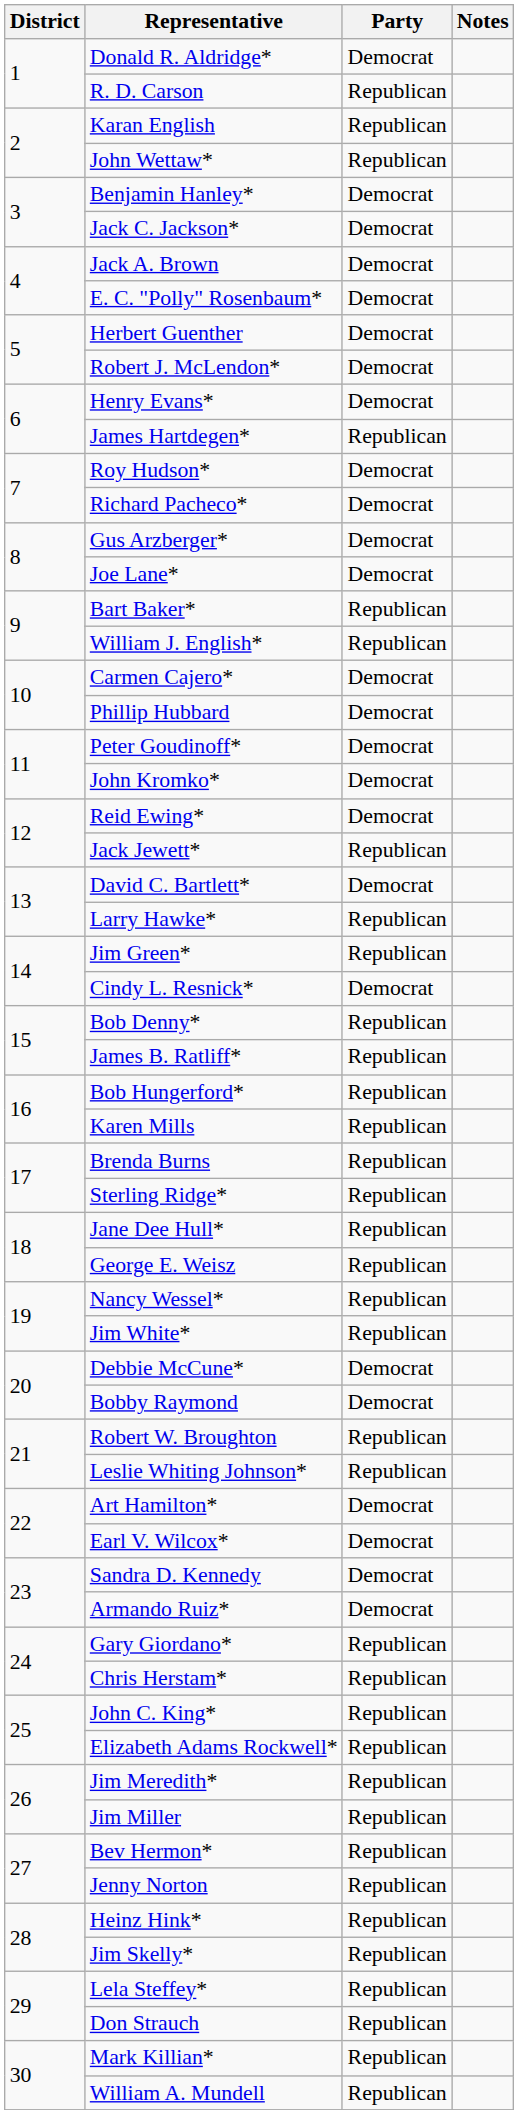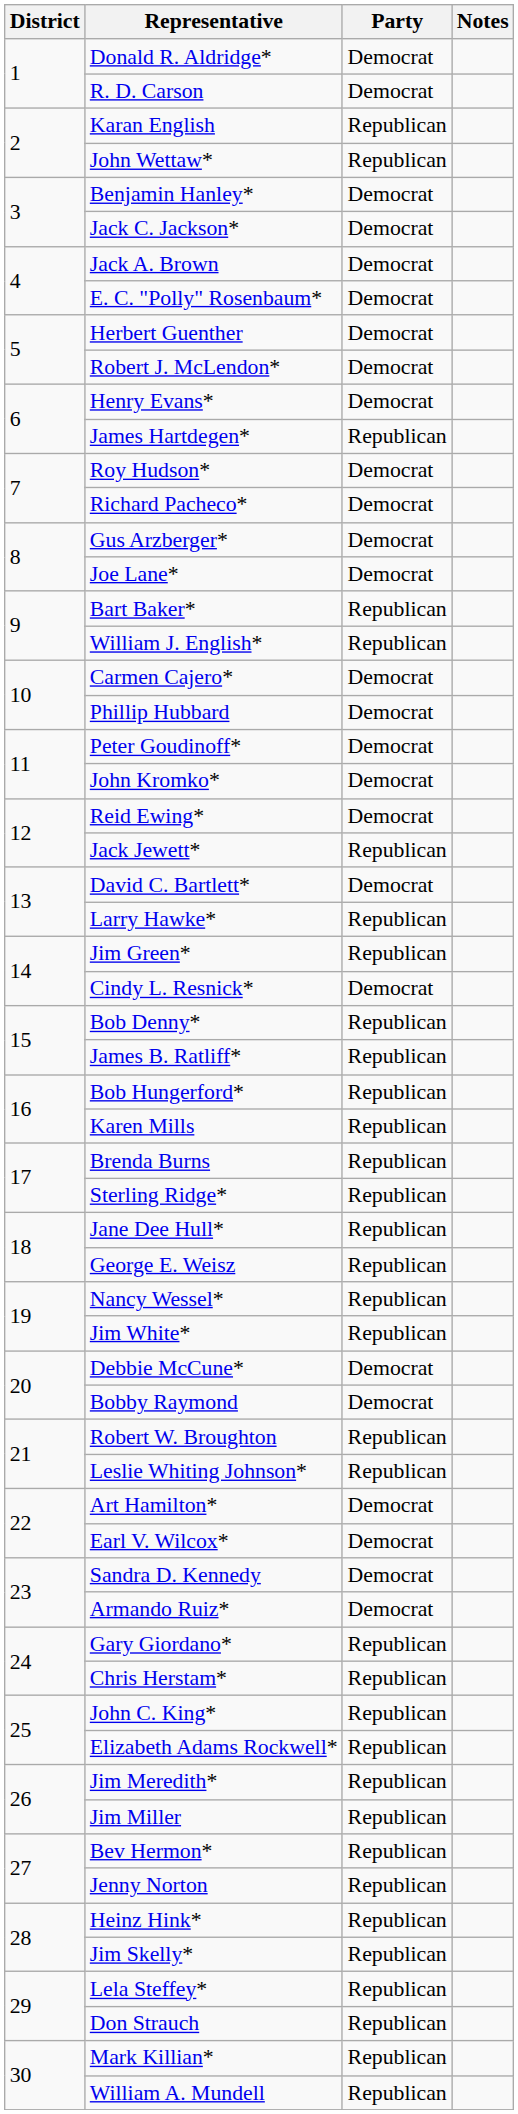(397, 90) Republican -> (391, 90) Democrat
